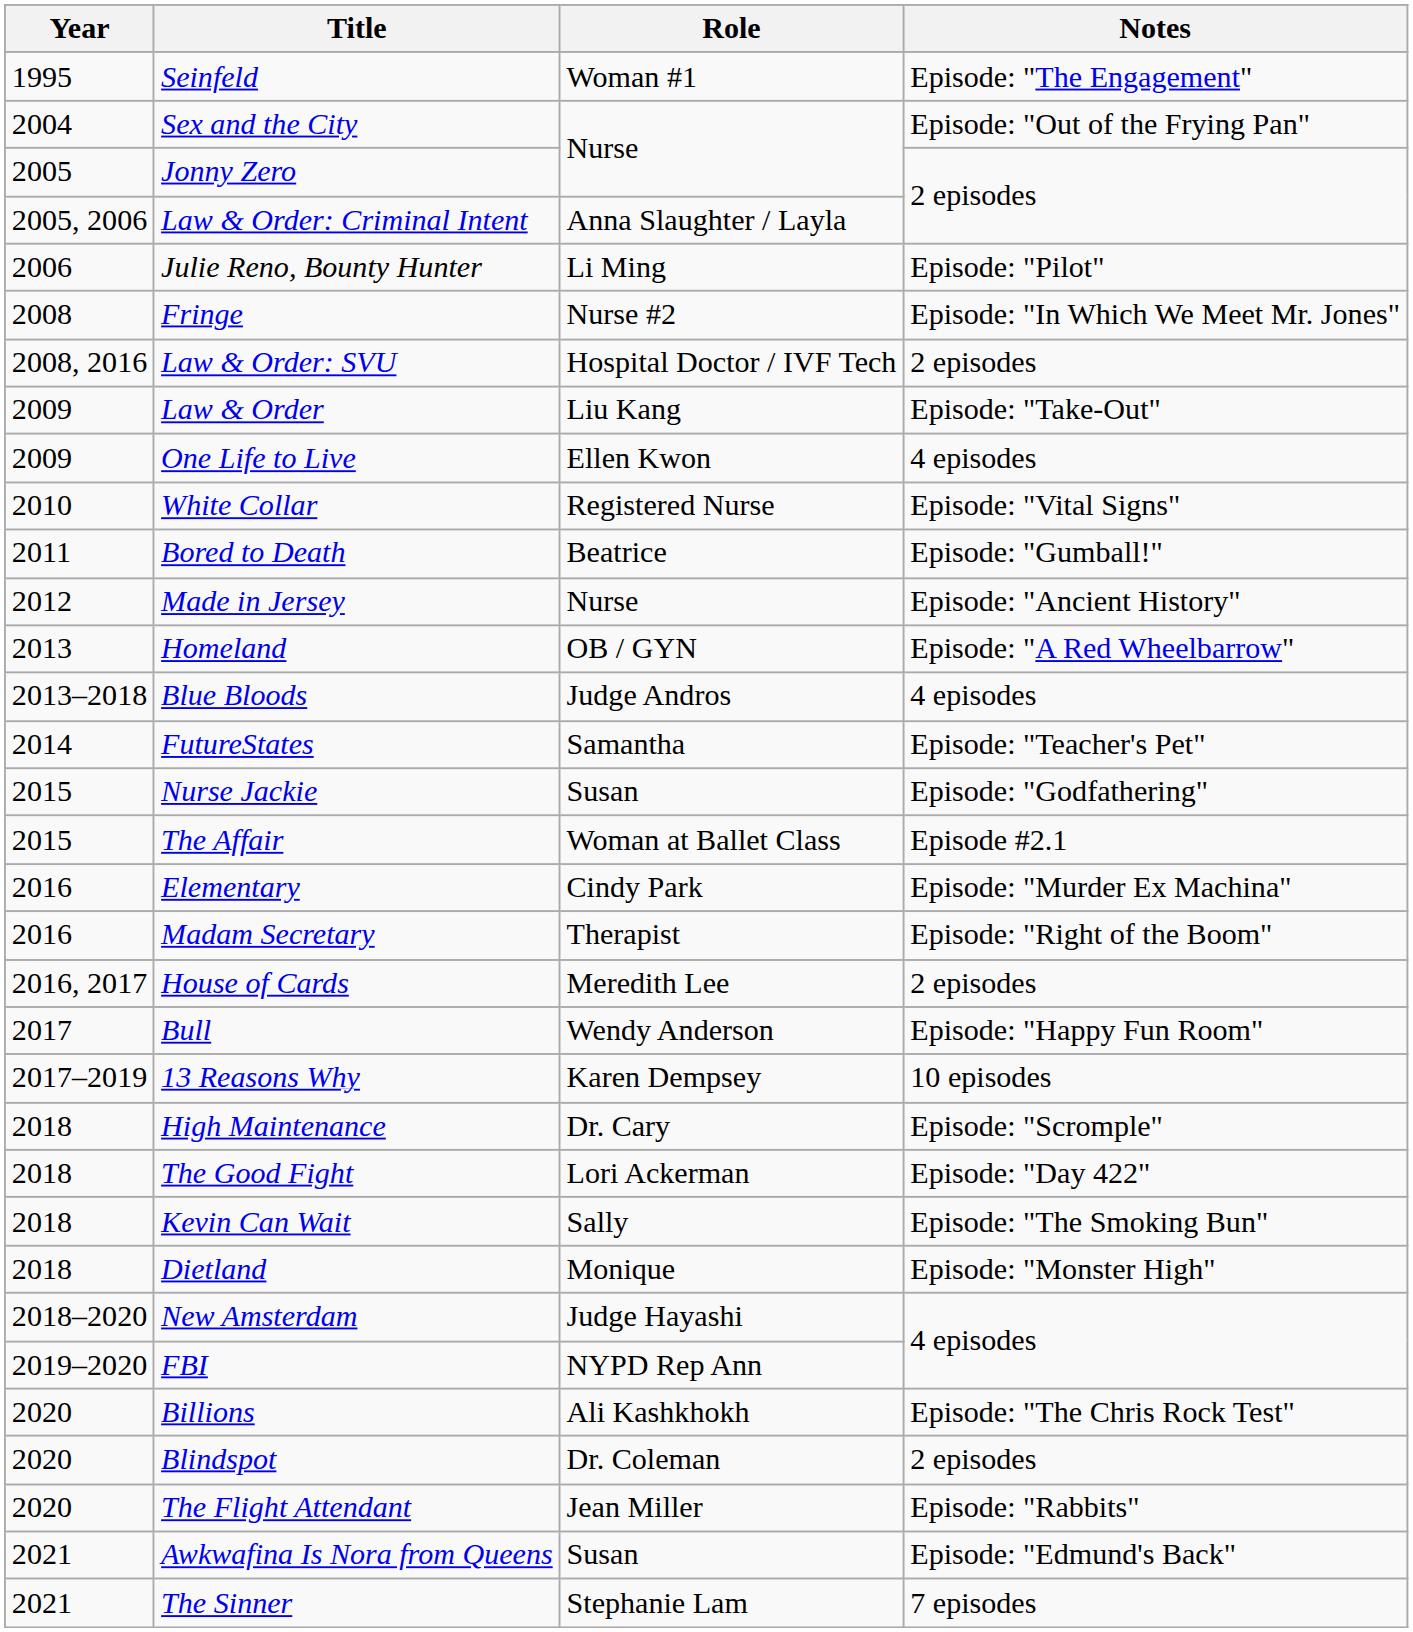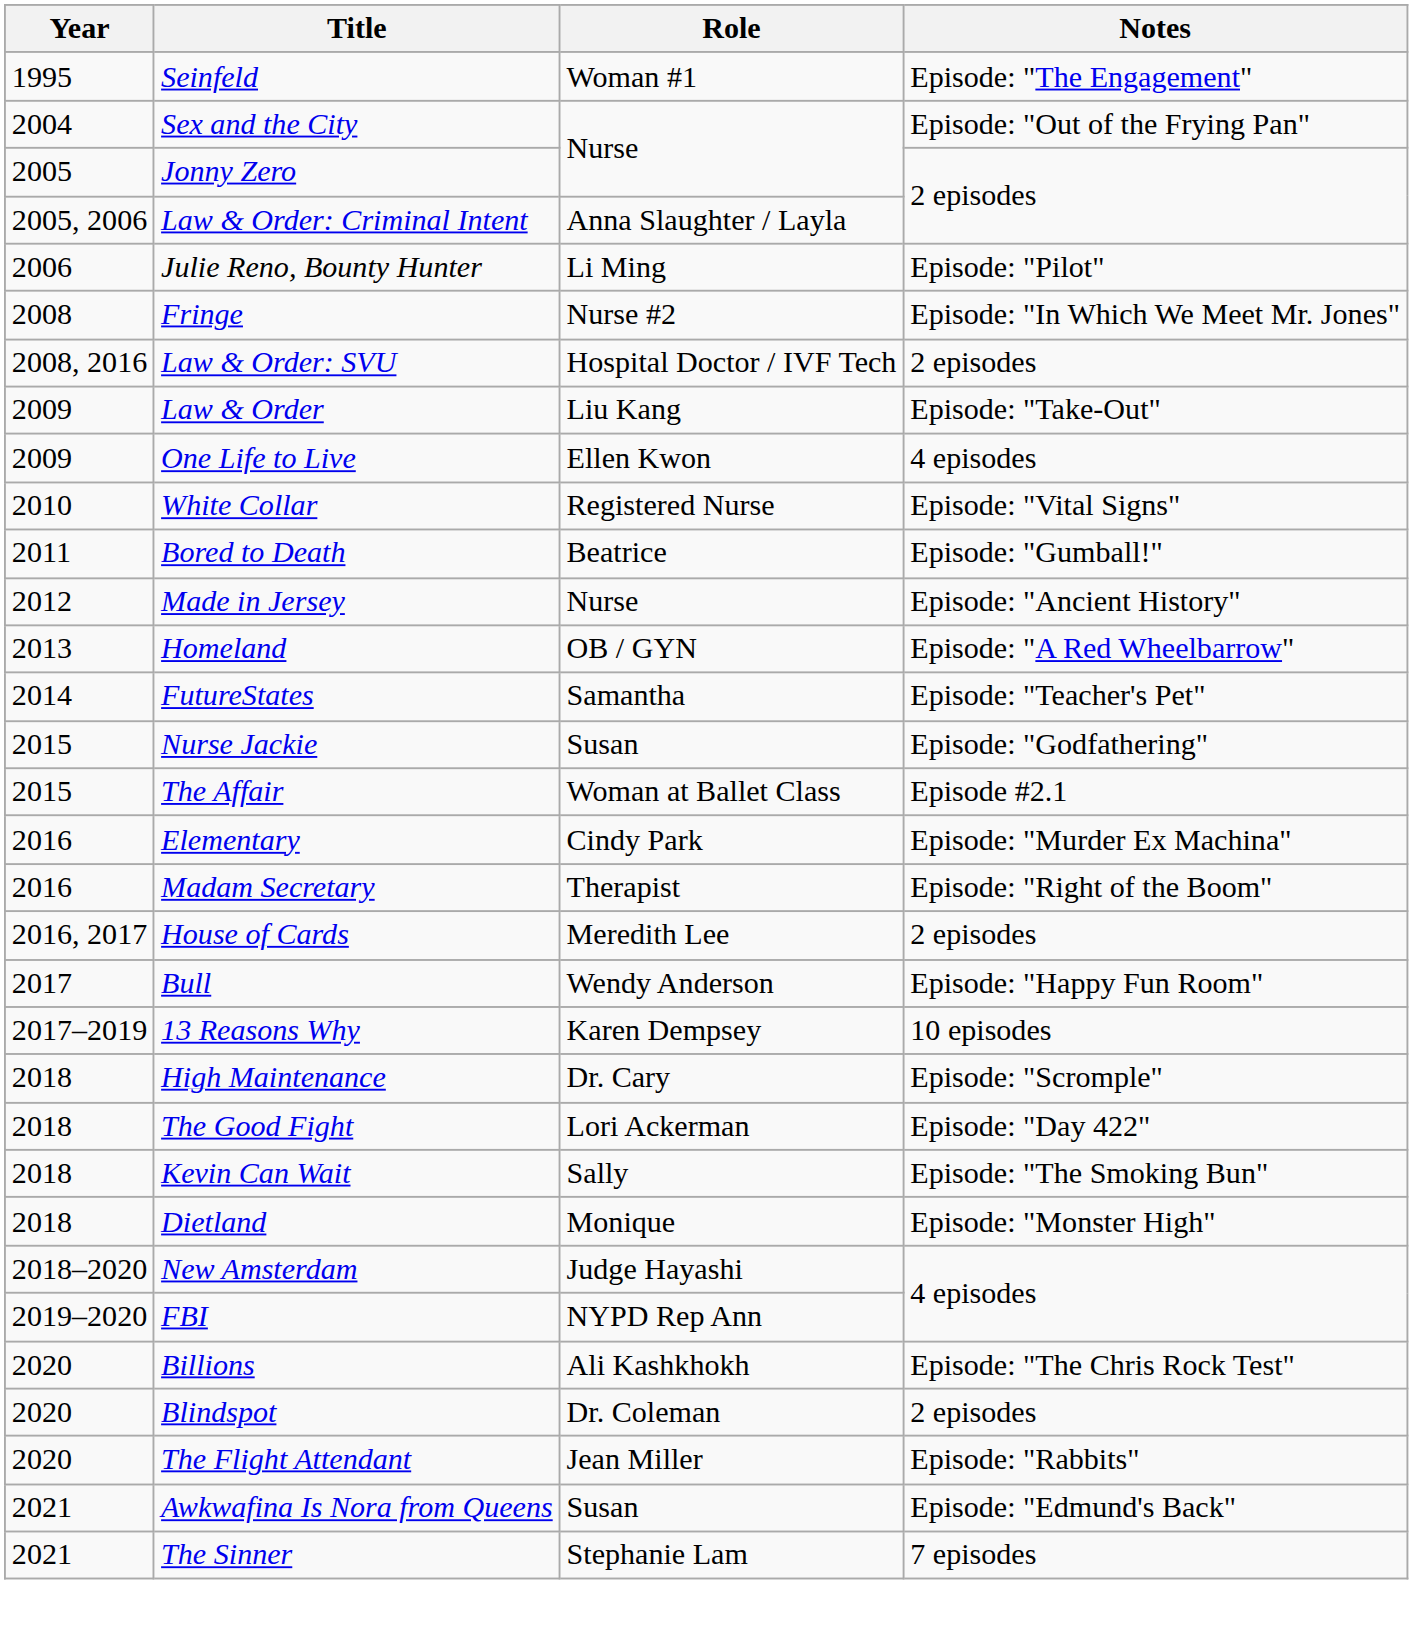- row: (234, 696)
